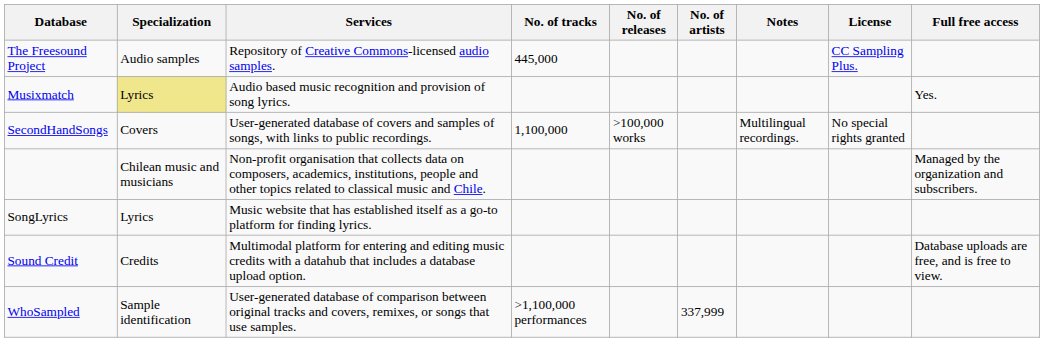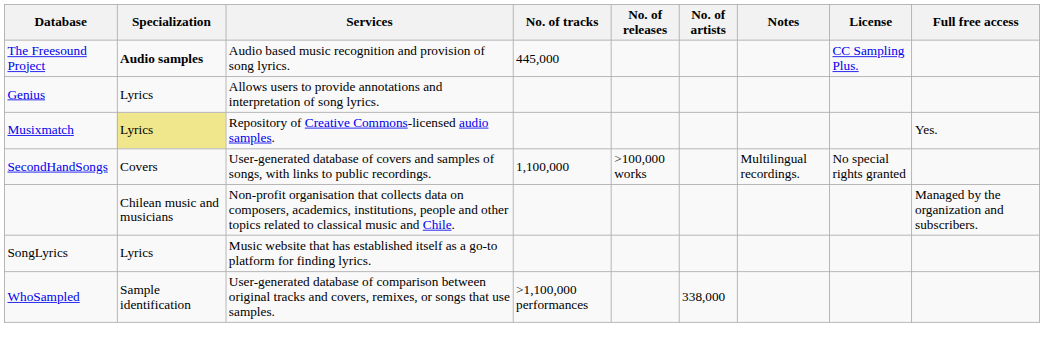(160, 58) normal -> (162, 58) bold
(359, 58) Repository of Creative Commons-licensed audio samples. -> (357, 58) Audio based music recognition and provision of song lyrics.
+ row: (26, 94)
(357, 94) Audio based music recognition and provision of song lyrics. -> (359, 130) Repository of Creative Commons-licensed audio samples.
- row: (43, 260)
(702, 311) 337,999 -> (704, 296) 338,000
